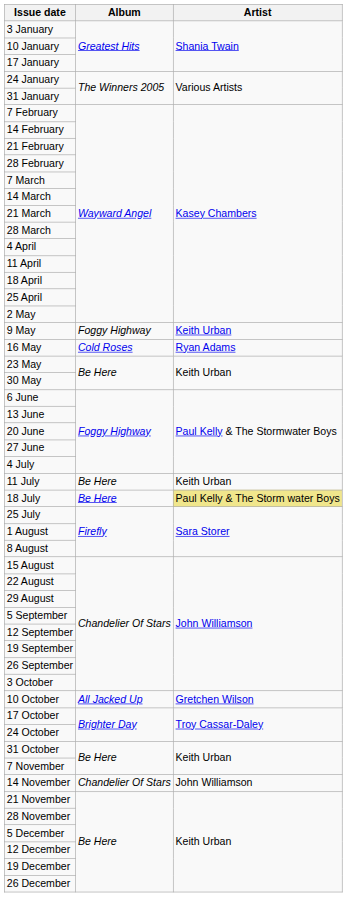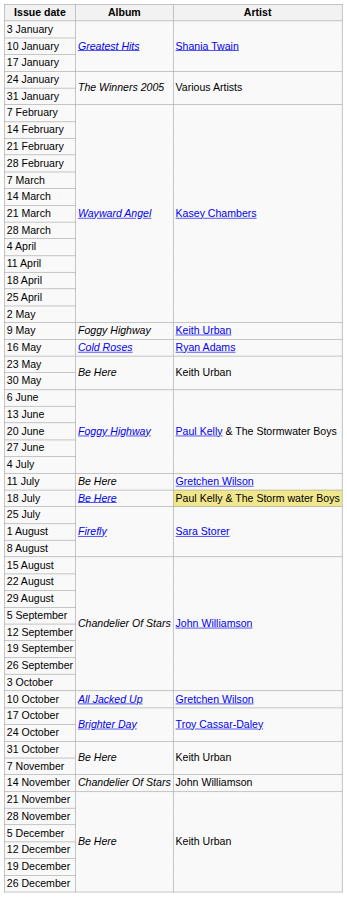(203, 481) Keith Urban -> (215, 481) Gretchen Wilson
